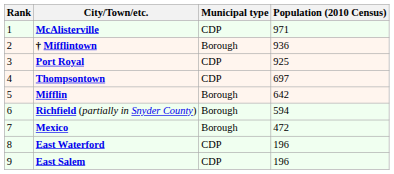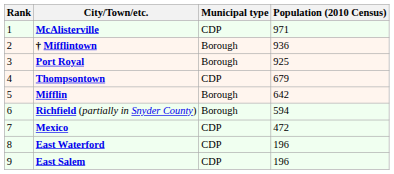(211, 62) CDP -> (219, 62) Borough
(281, 78) 697 -> (281, 78) 679
(219, 128) Borough -> (211, 128) CDP
